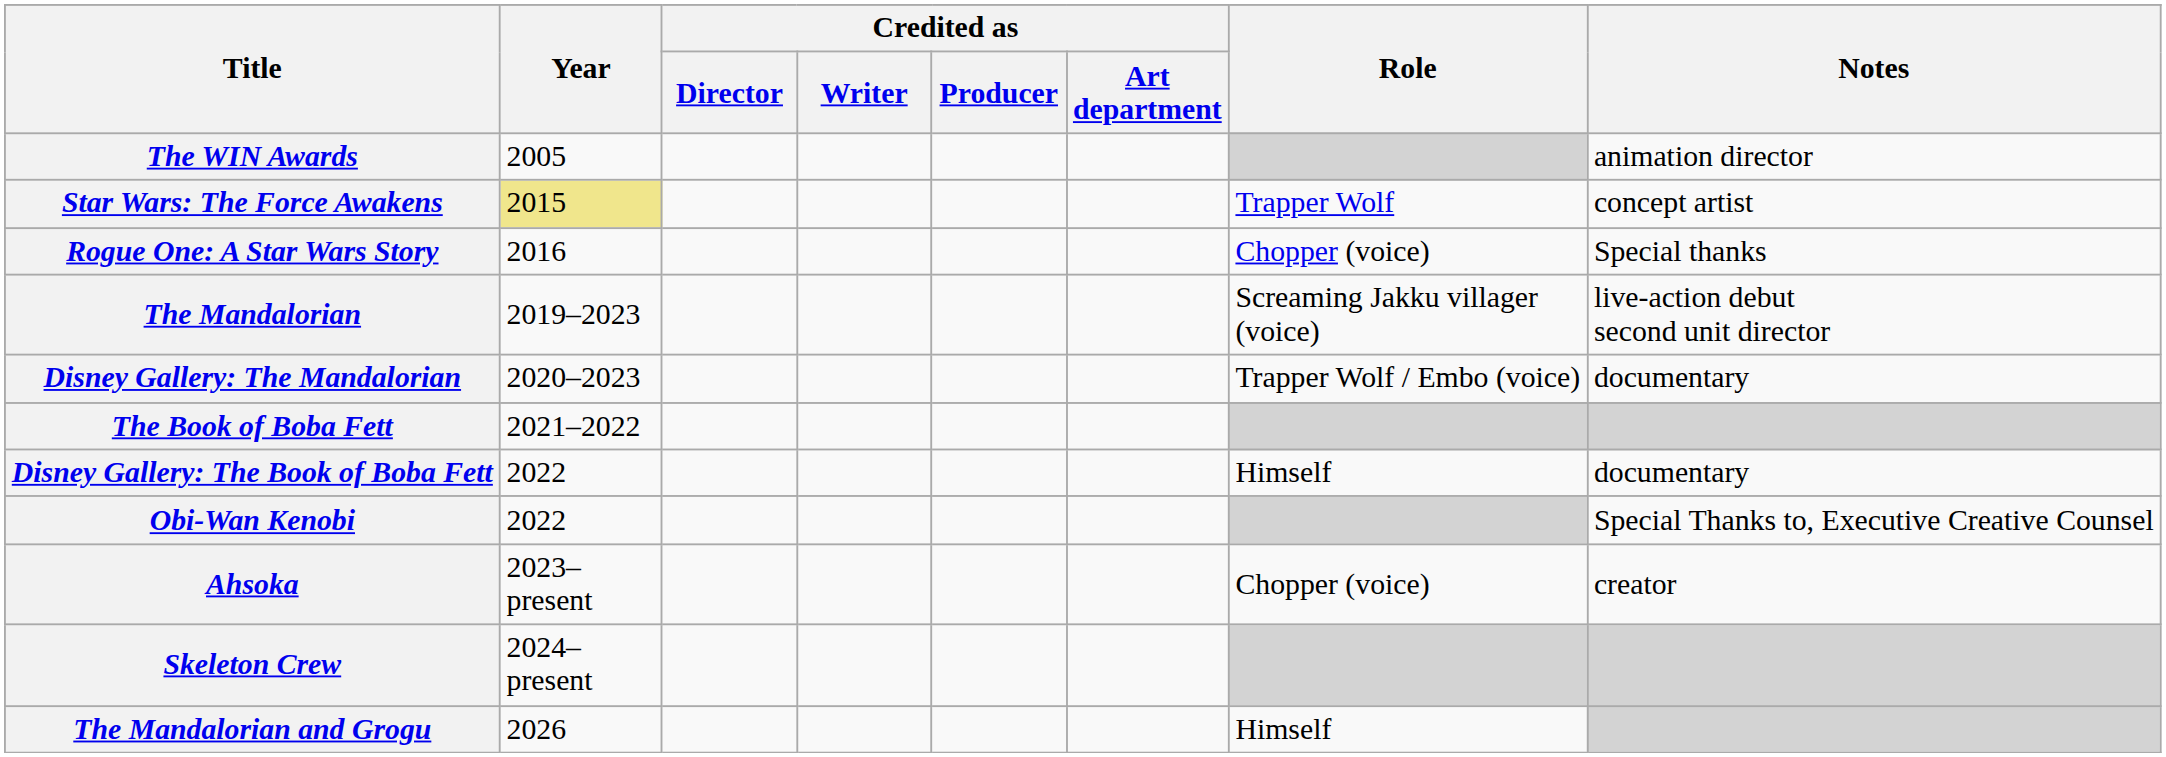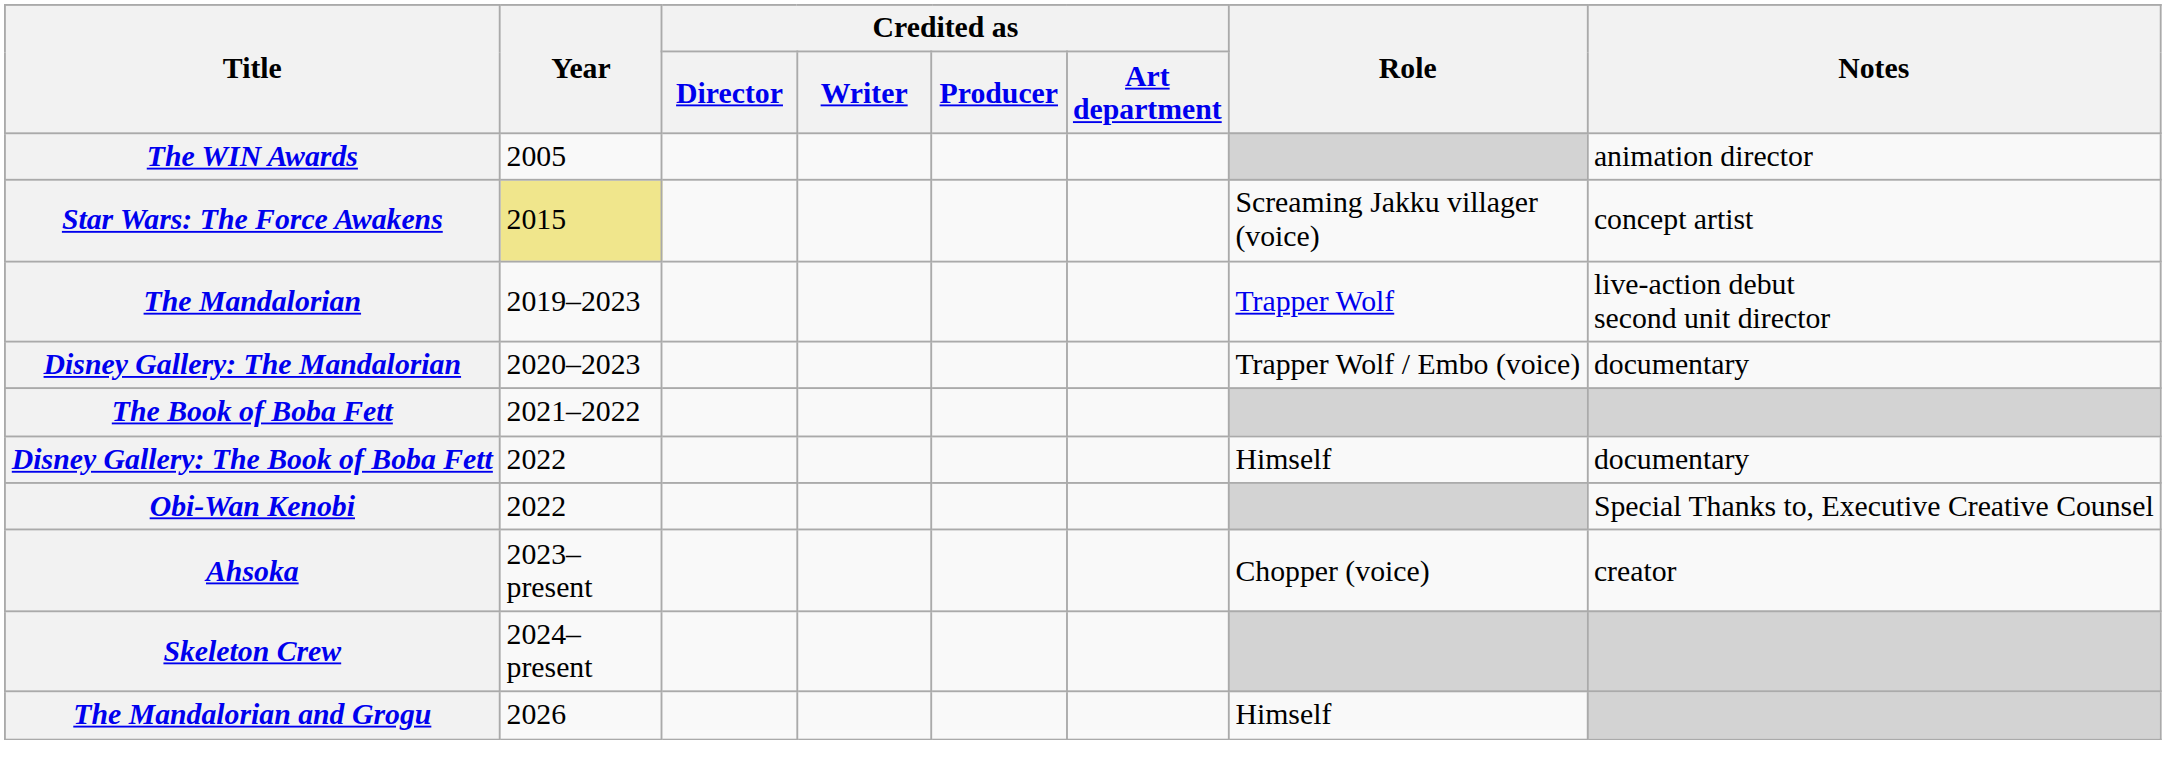(1315, 203) Trapper Wolf -> (1387, 219) Screaming Jakku villager (voice)
- row: (252, 250)
(1387, 314) Screaming Jakku villager (voice) -> (1315, 300) Trapper Wolf
